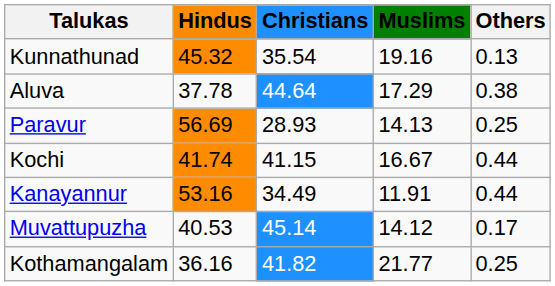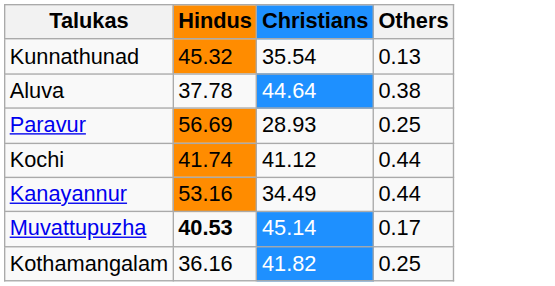- column: (422, 21)
(289, 159) 41.15 -> (289, 159) 41.12
(205, 228) normal -> (205, 228) bold
